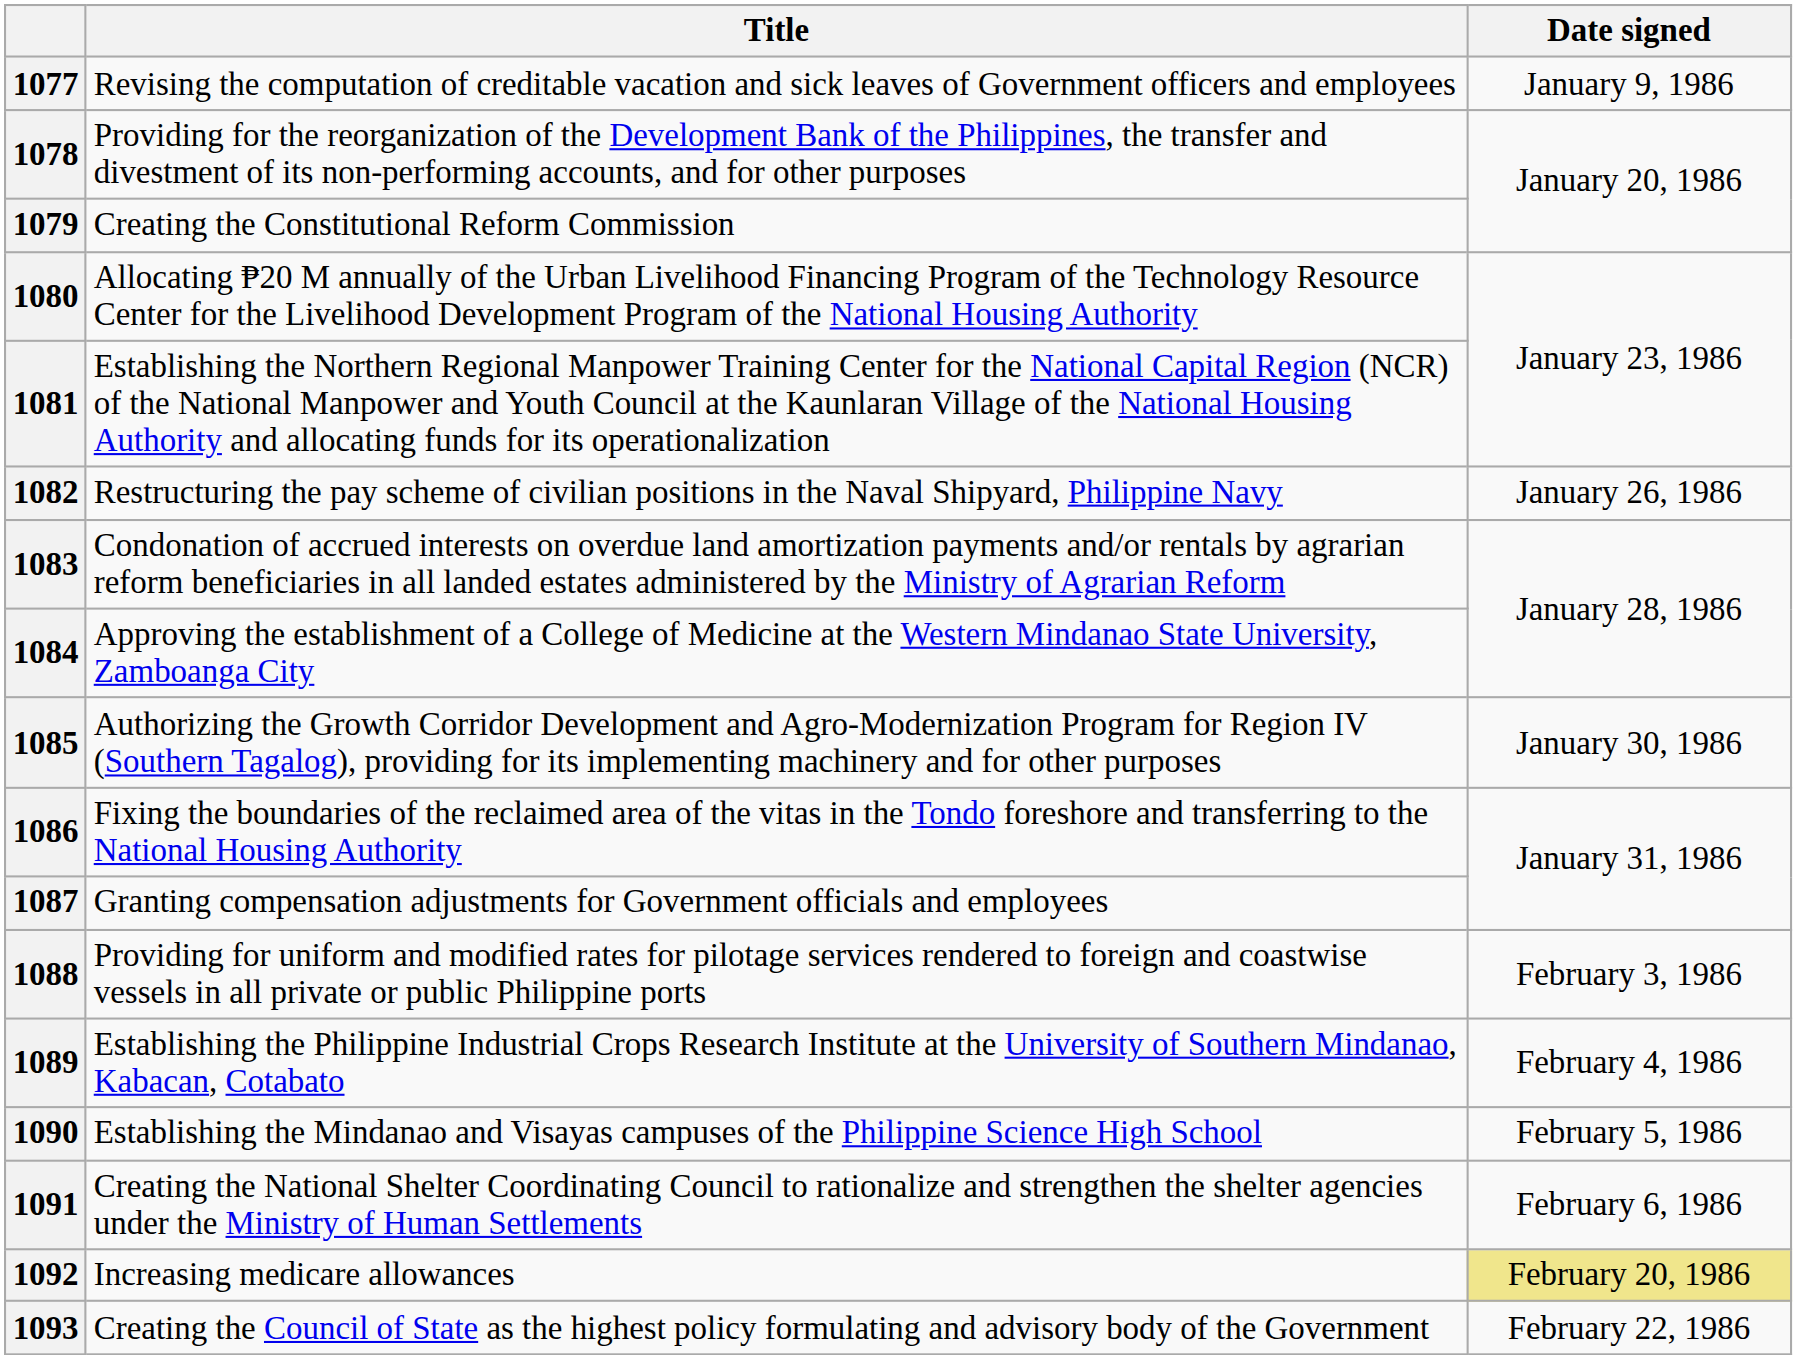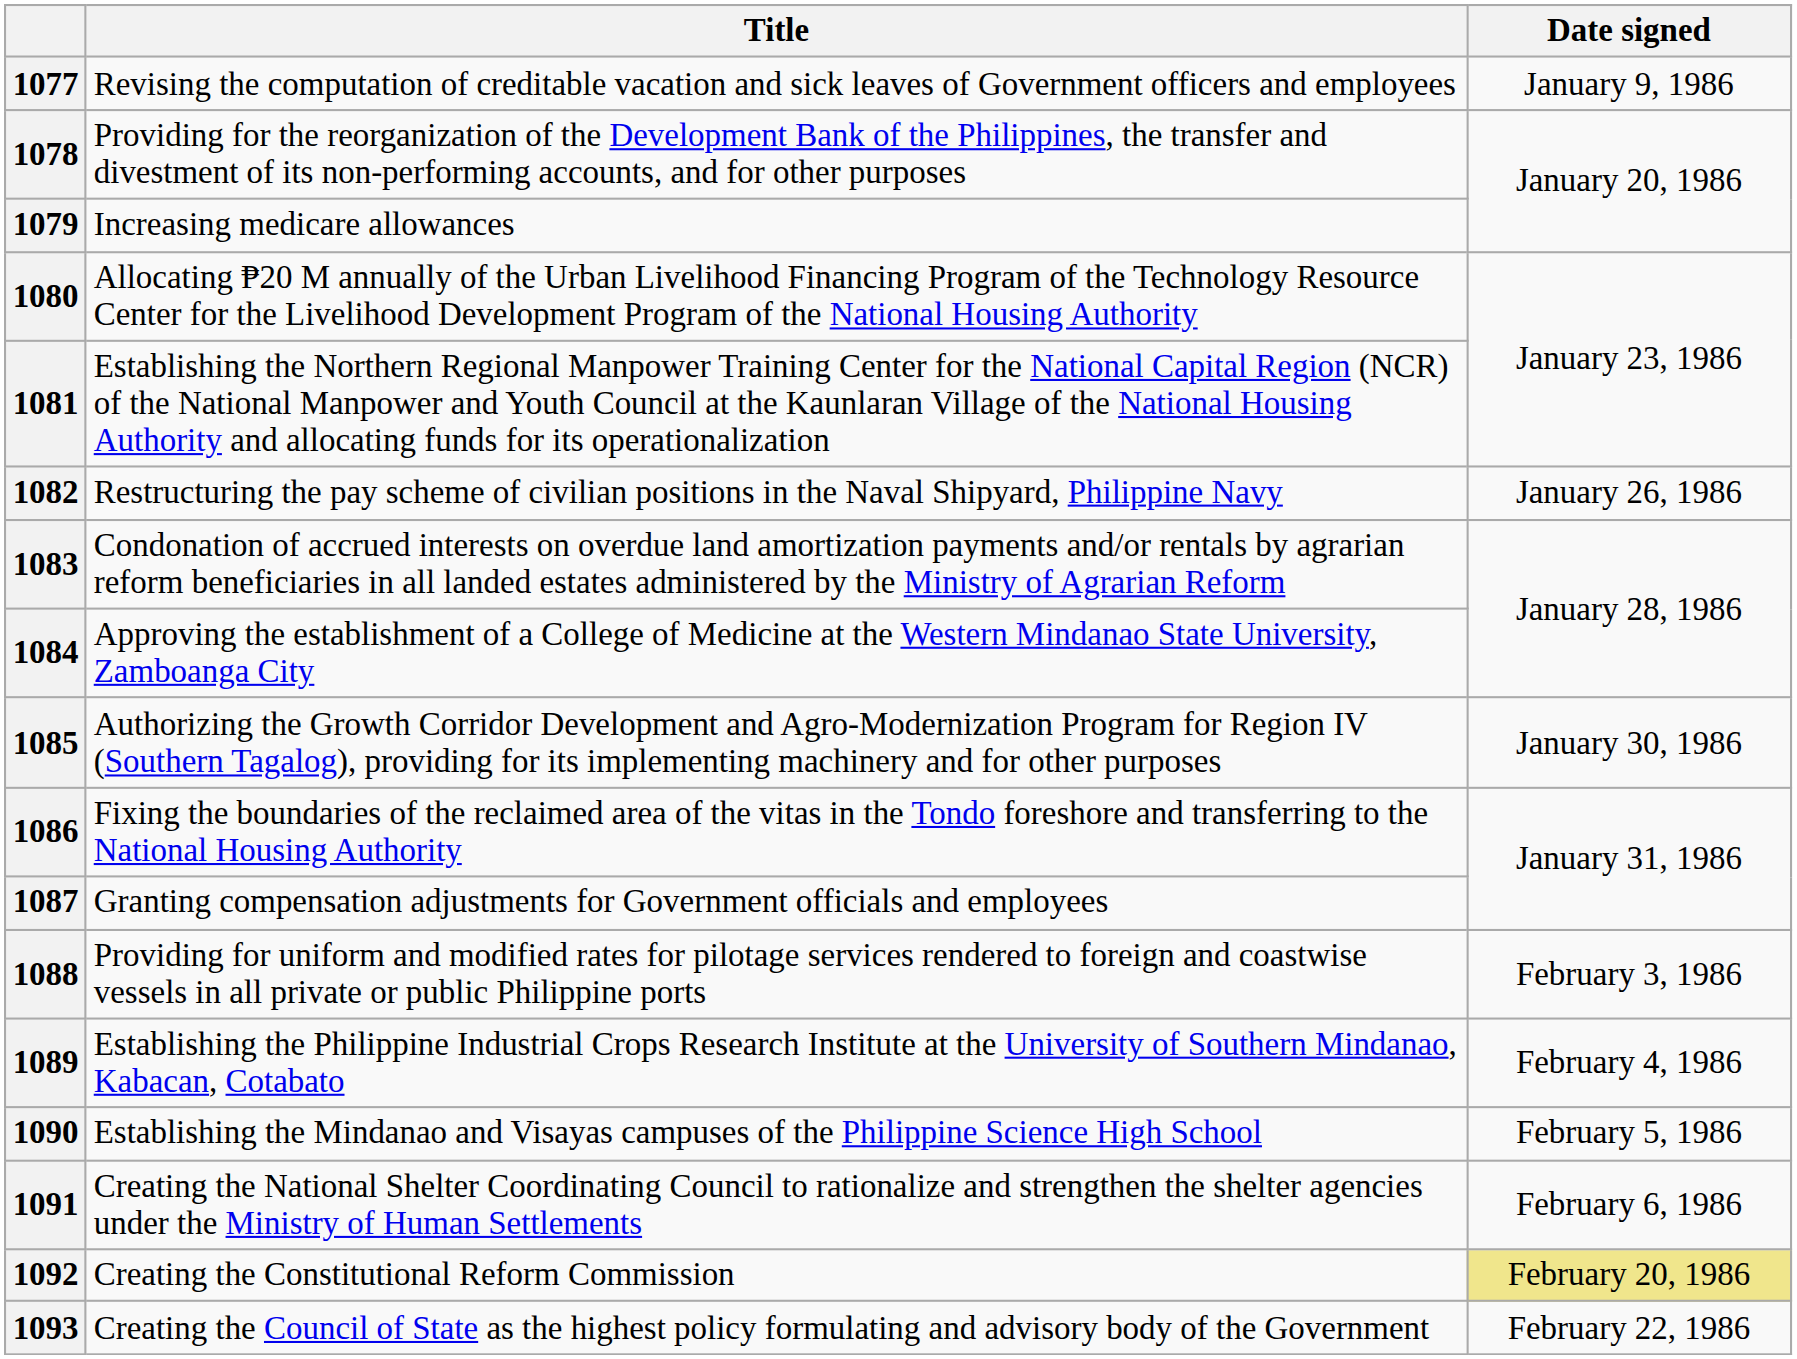(414, 224) Creating the Constitutional Reform Commission -> (304, 224) Increasing medicare allowances
(304, 1274) Increasing medicare allowances -> (414, 1274) Creating the Constitutional Reform Commission
